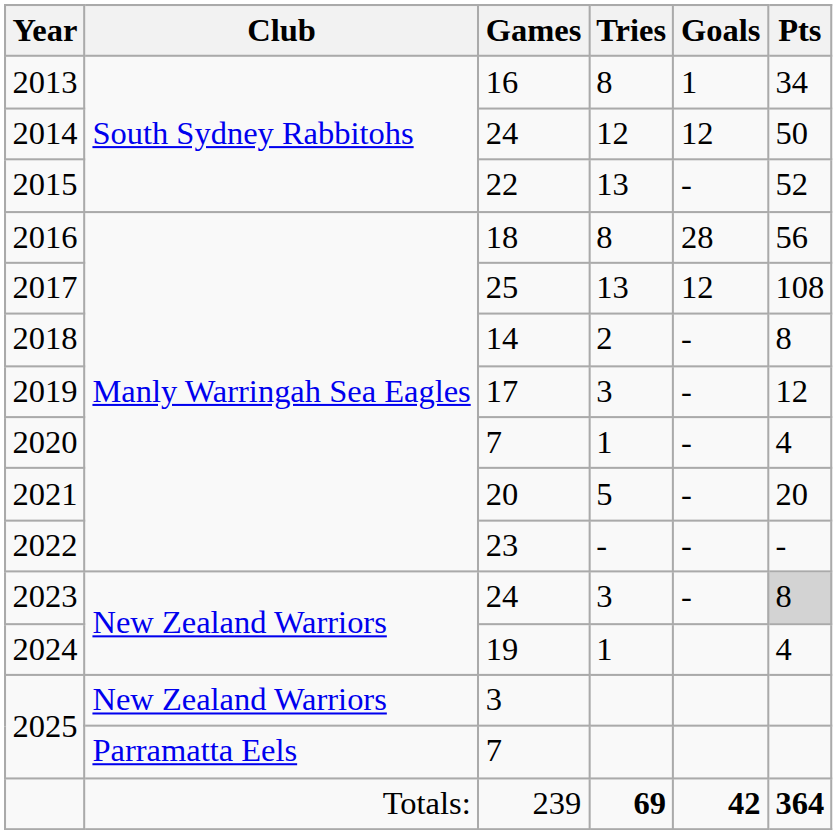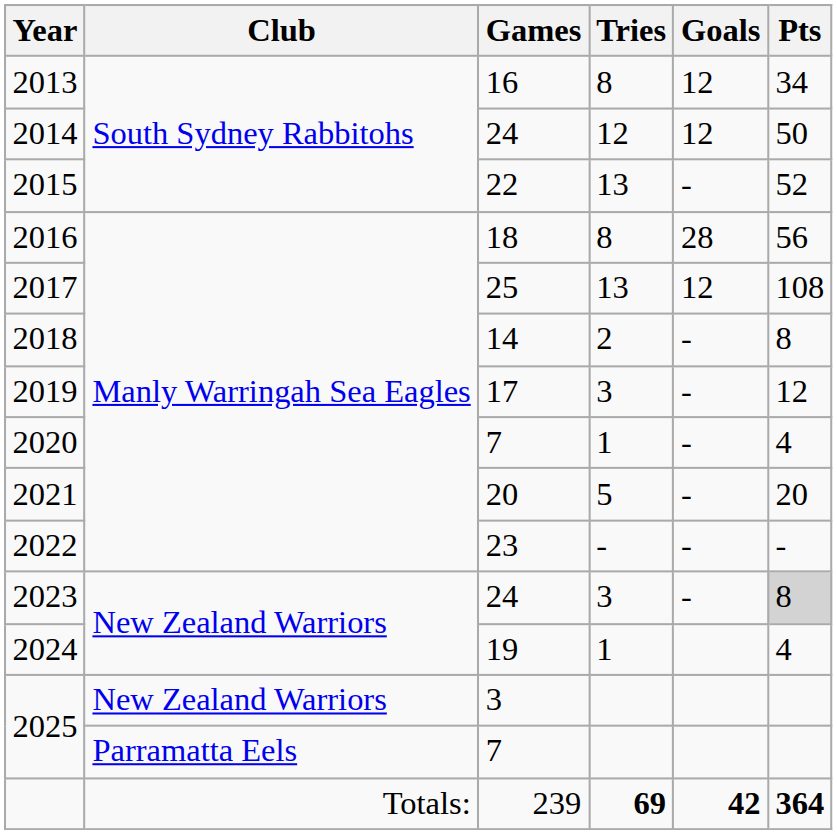(689, 81) 1 -> (697, 81) 12
